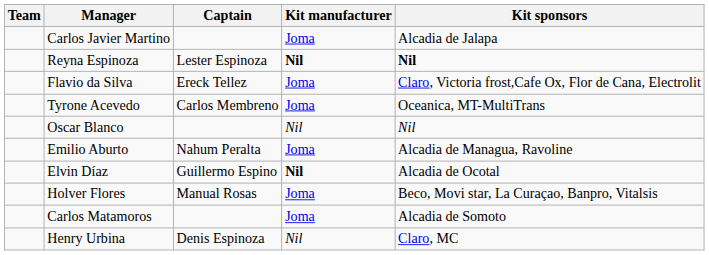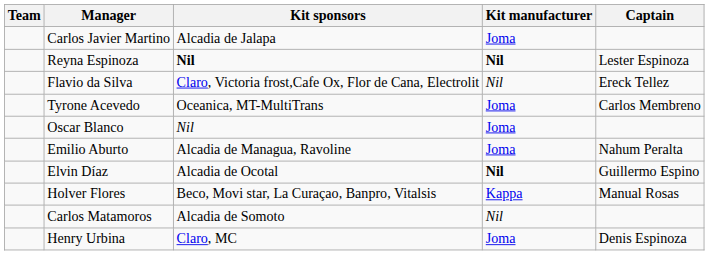columns swapped: (228, 15) <-> (549, 15)
(300, 82) Joma -> (494, 82) Nil
(294, 127) Nil -> (501, 127) Joma
(300, 194) Joma -> (504, 194) Kappa
(300, 216) Joma -> (494, 216) Nil
(294, 238) Nil -> (501, 238) Joma
